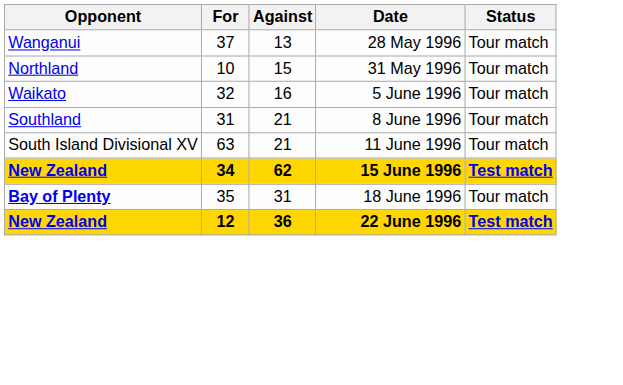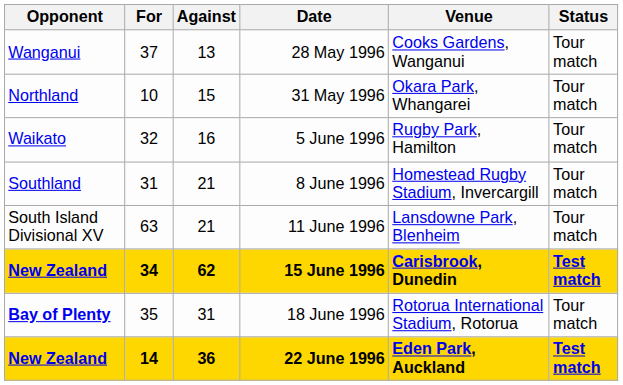+ column: (469, 17)
(225, 222) 12 -> (149, 358) 14
